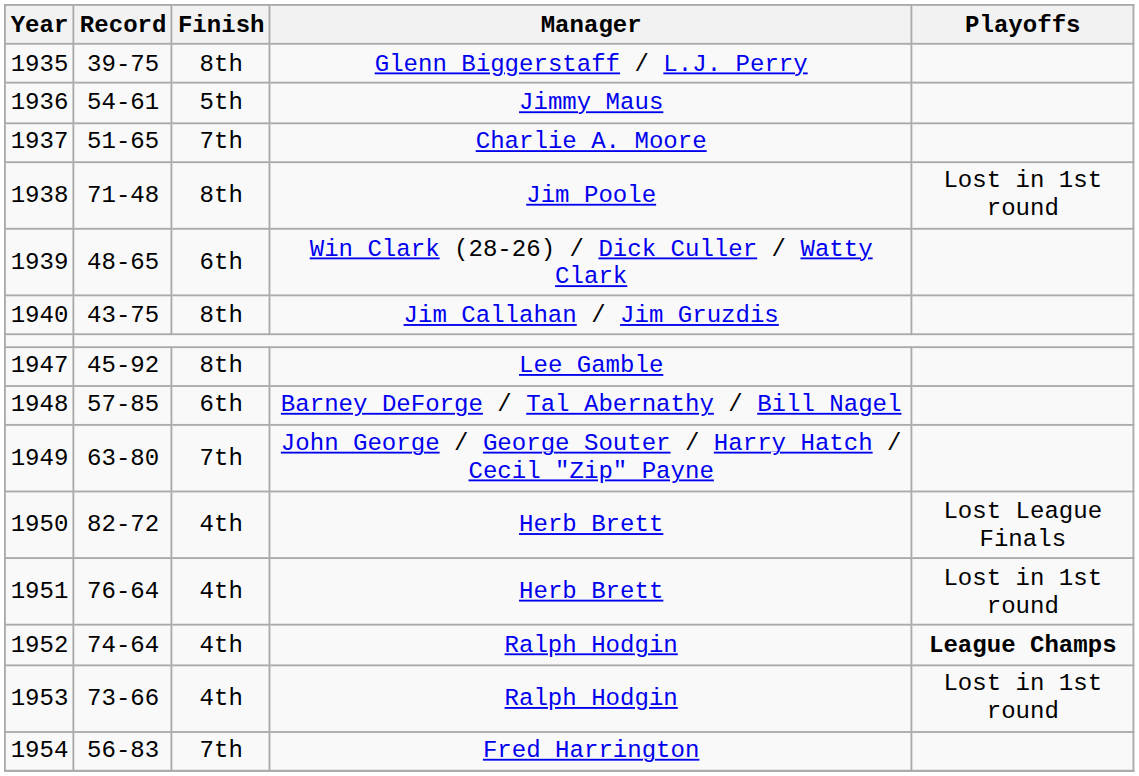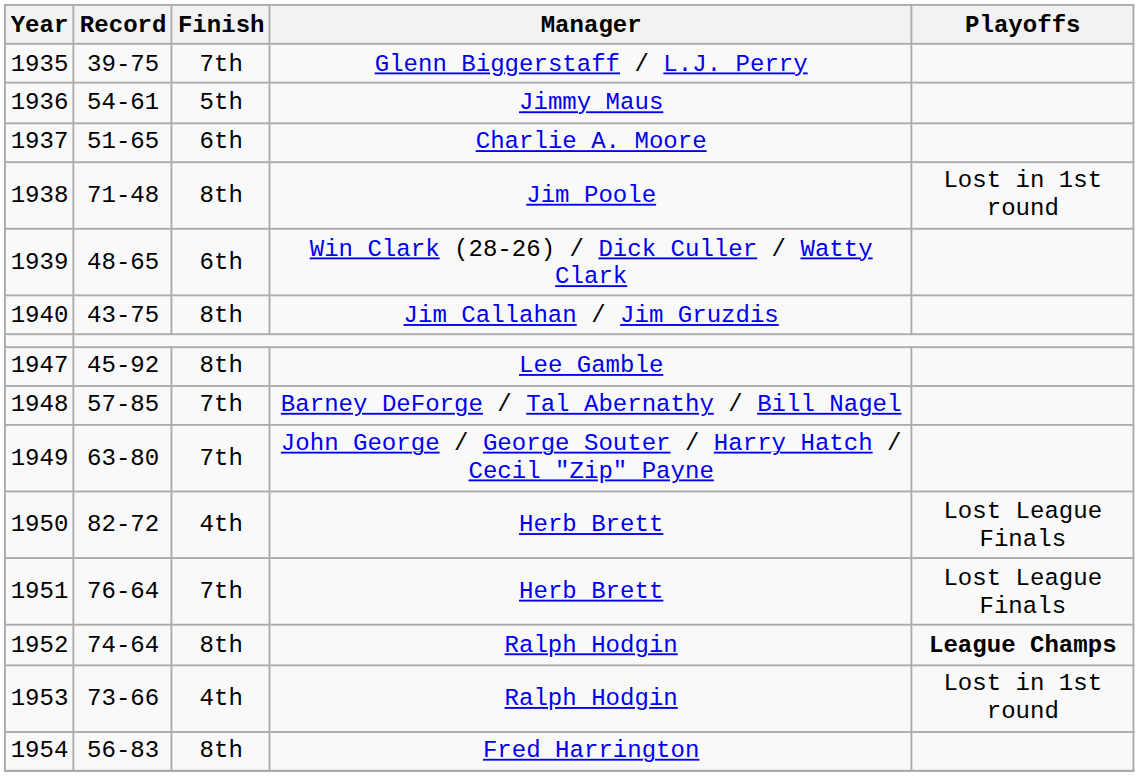(221, 64) 8th -> (221, 64) 7th
(221, 142) 7th -> (221, 142) 6th
(221, 405) 6th -> (221, 405) 7th
(221, 592) 4th -> (221, 592) 7th
(1023, 592) Lost in 1st round -> (1023, 592) Lost League Finals
(221, 645) 4th -> (221, 645) 8th
(221, 751) 7th -> (221, 751) 8th
